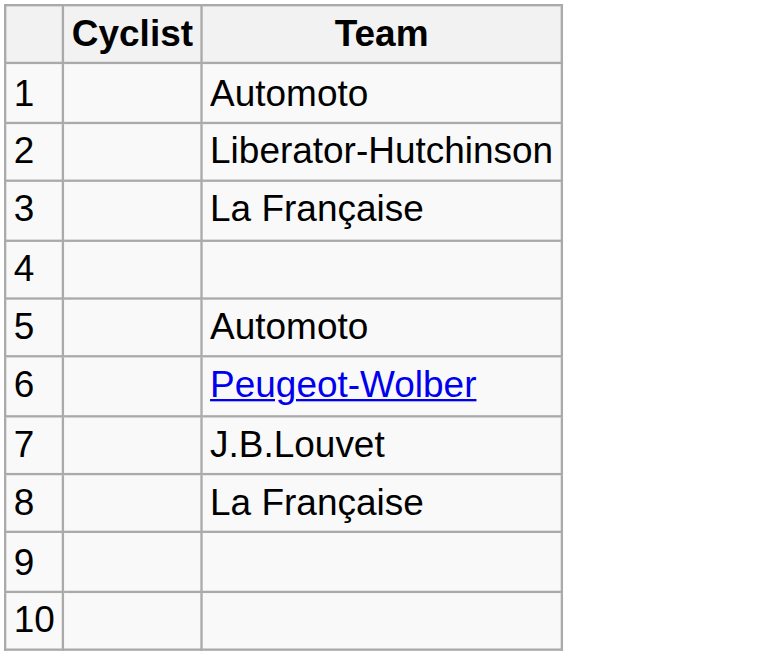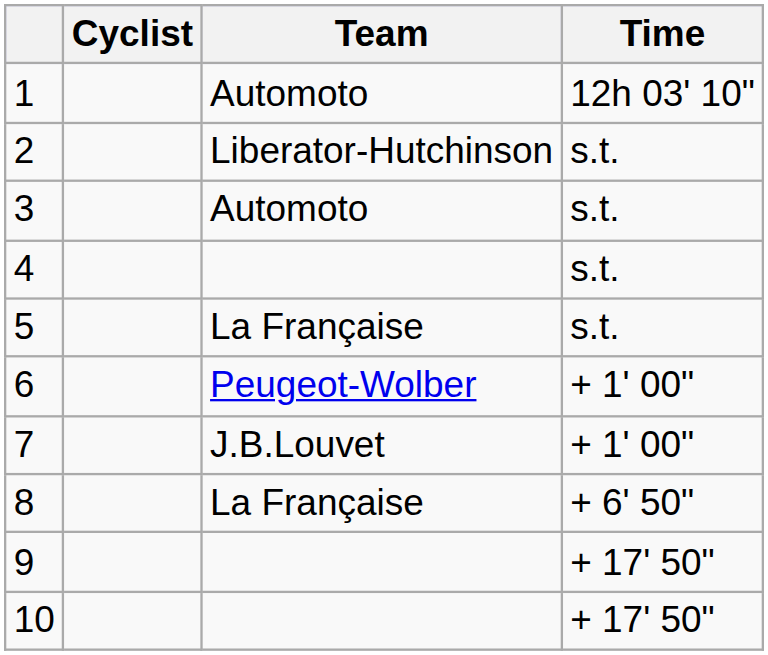+ column: (662, 33)
(317, 209) La Française -> (289, 209) Automoto
(289, 326) Automoto -> (317, 326) La Française
